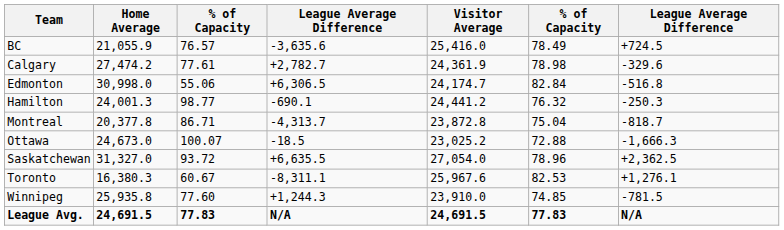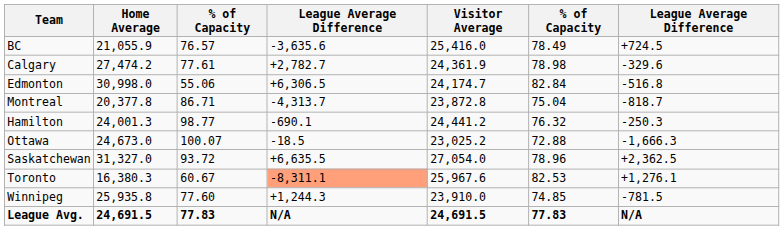rows swapped: (35, 103) <-> (35, 122)
(298, 178) no background -> (298, 178) lightsalmon background
